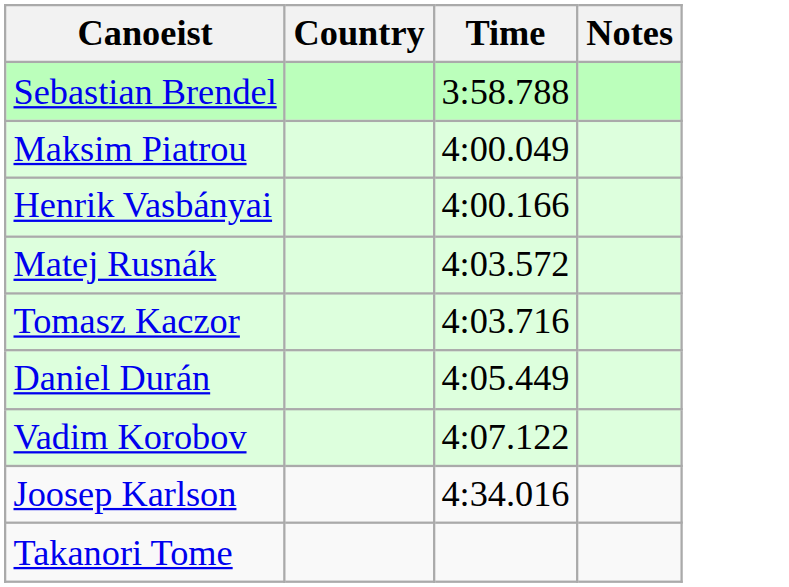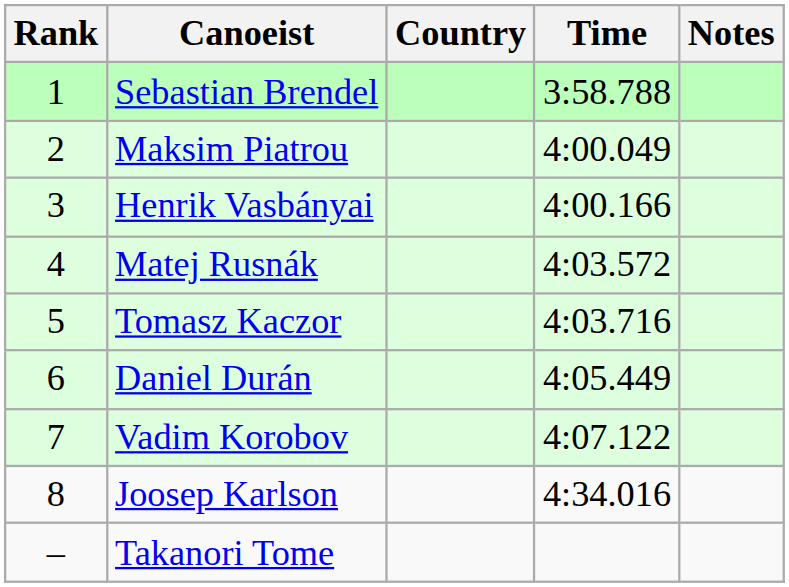+ column: (56, 33)
